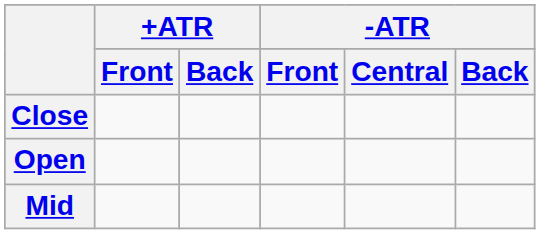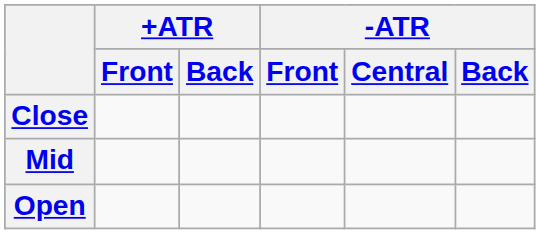rows swapped: (50, 205) <-> (50, 160)
